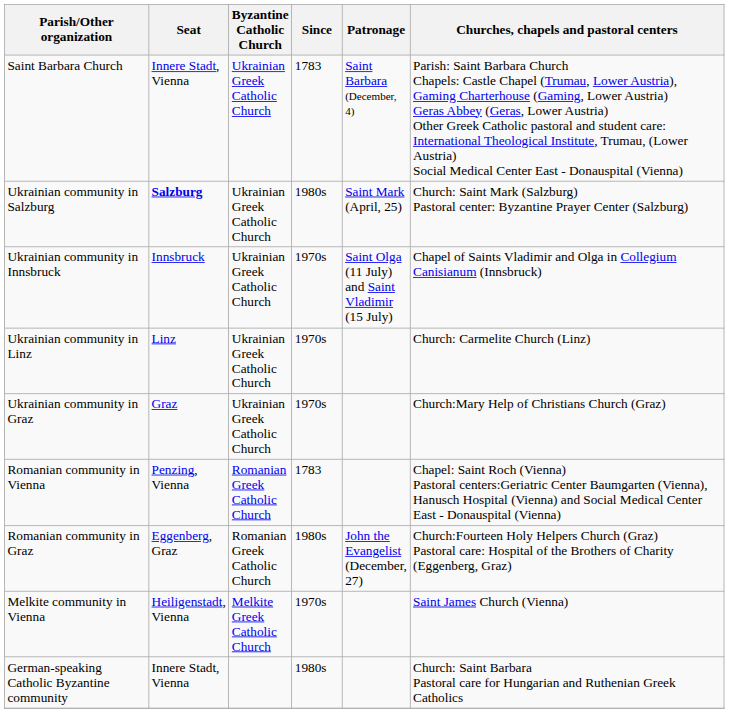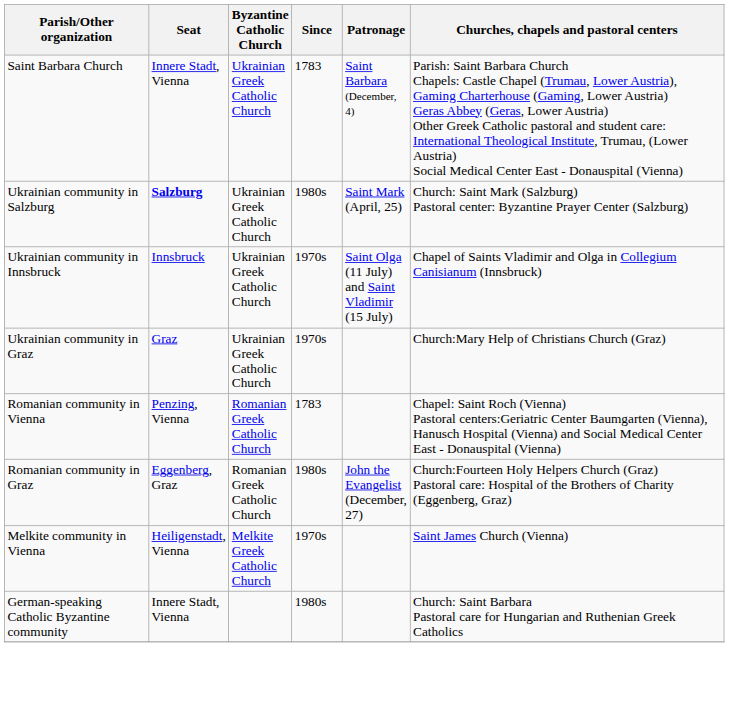- row: (73, 345)
